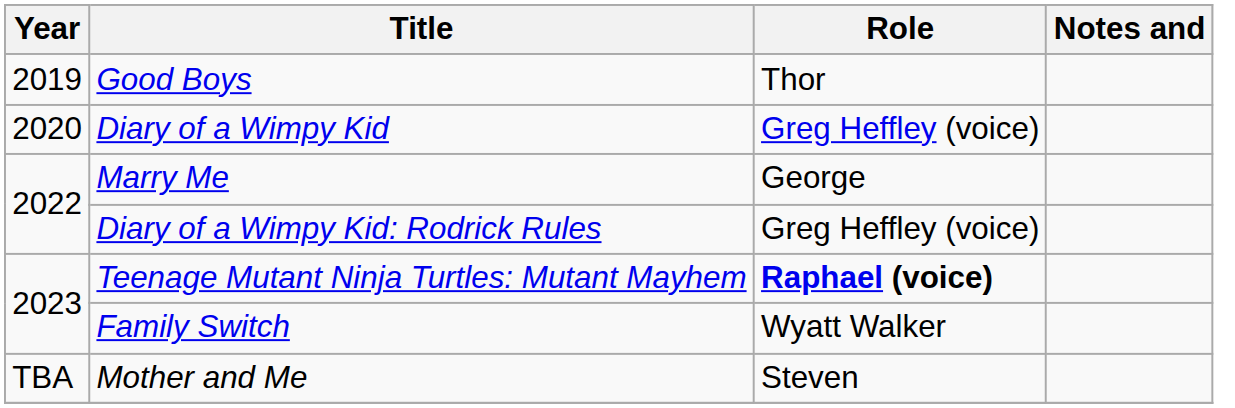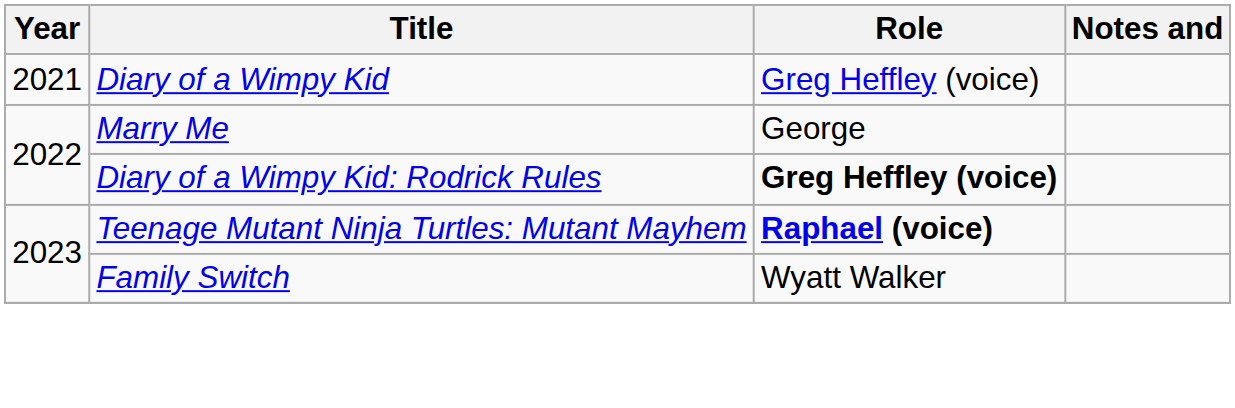- row: (174, 79)
(47, 128) 2020 -> (47, 79) 2021
(900, 228) normal -> (909, 178) bold
- row: (202, 377)
